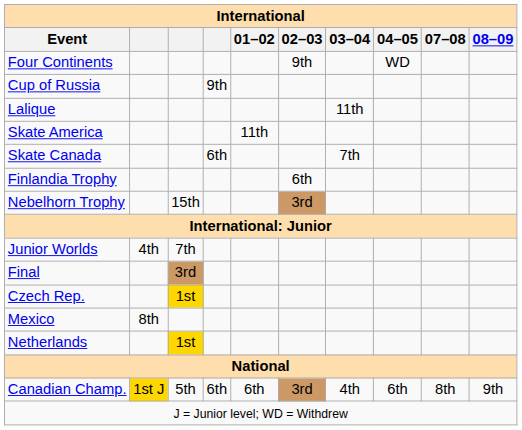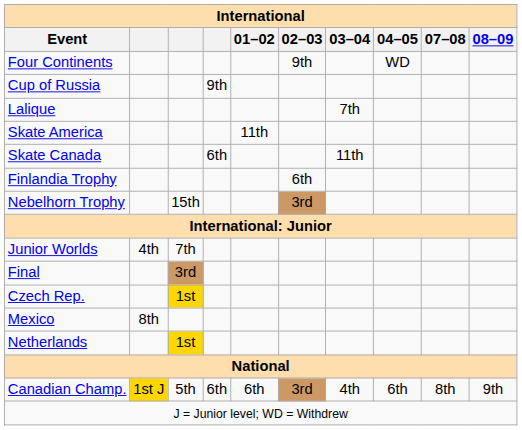(350, 109) 11th -> (350, 109) 7th
(350, 156) 7th -> (350, 156) 11th
